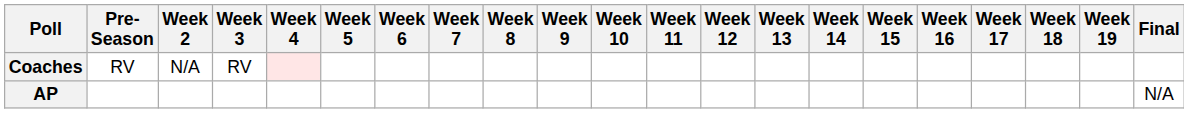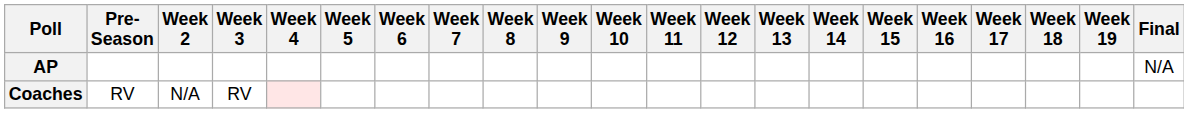rows swapped: (46, 95) <-> (46, 67)
